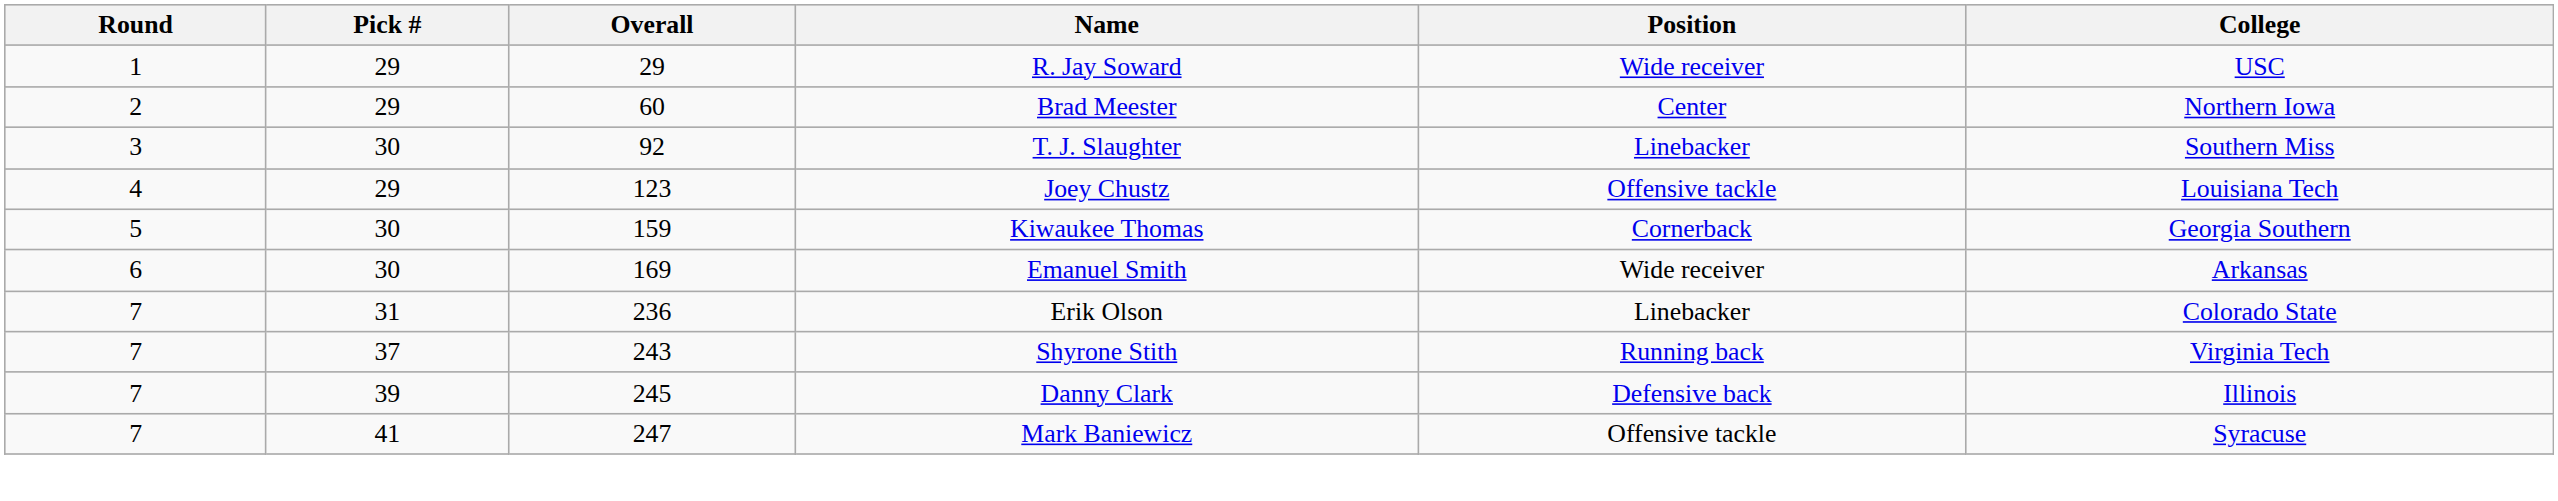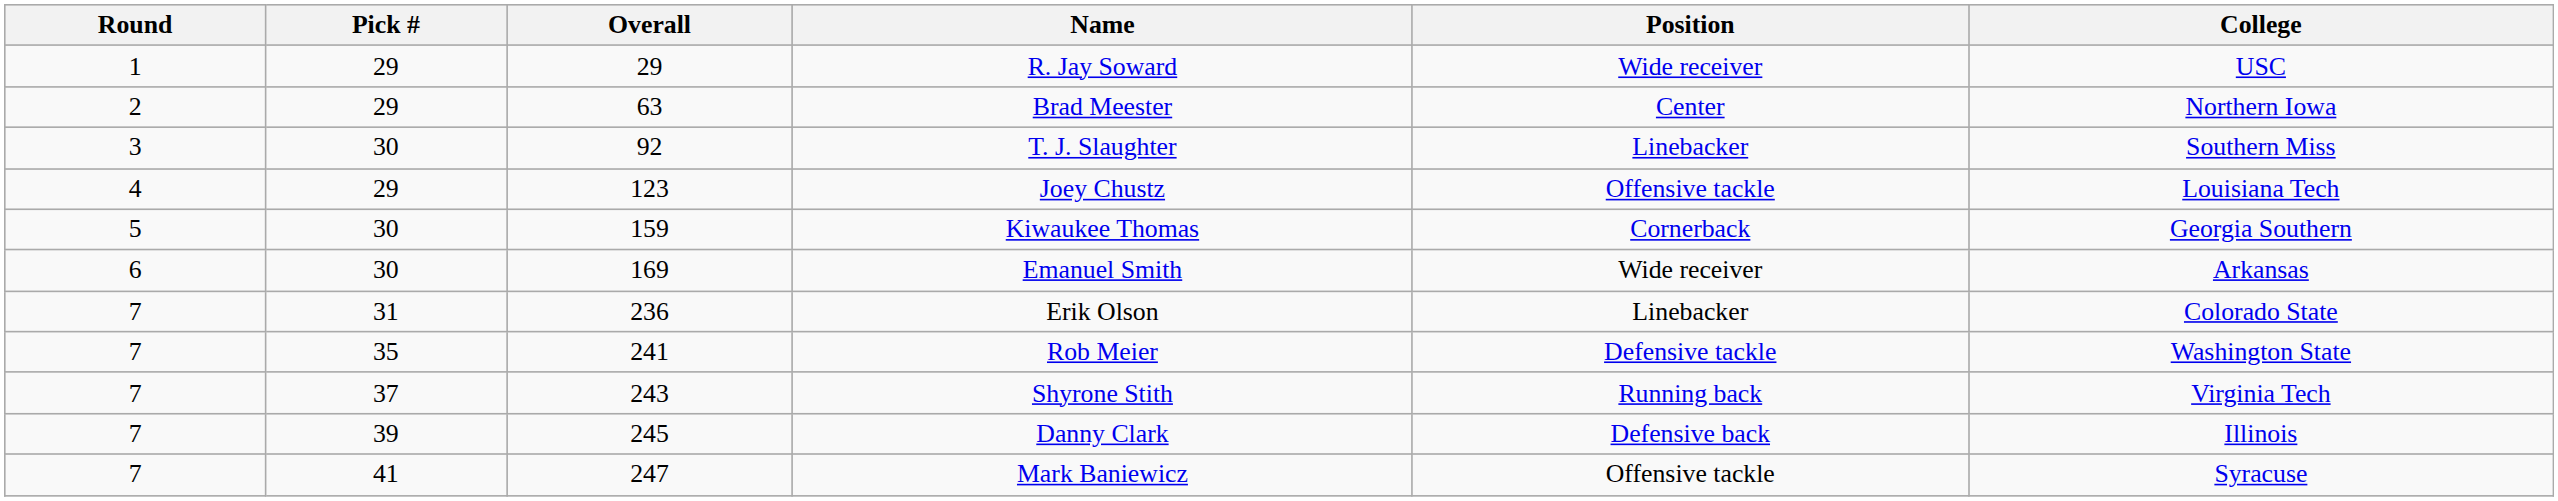(652, 106) 60 -> (650, 106) 63
+ row: (1102, 351)
